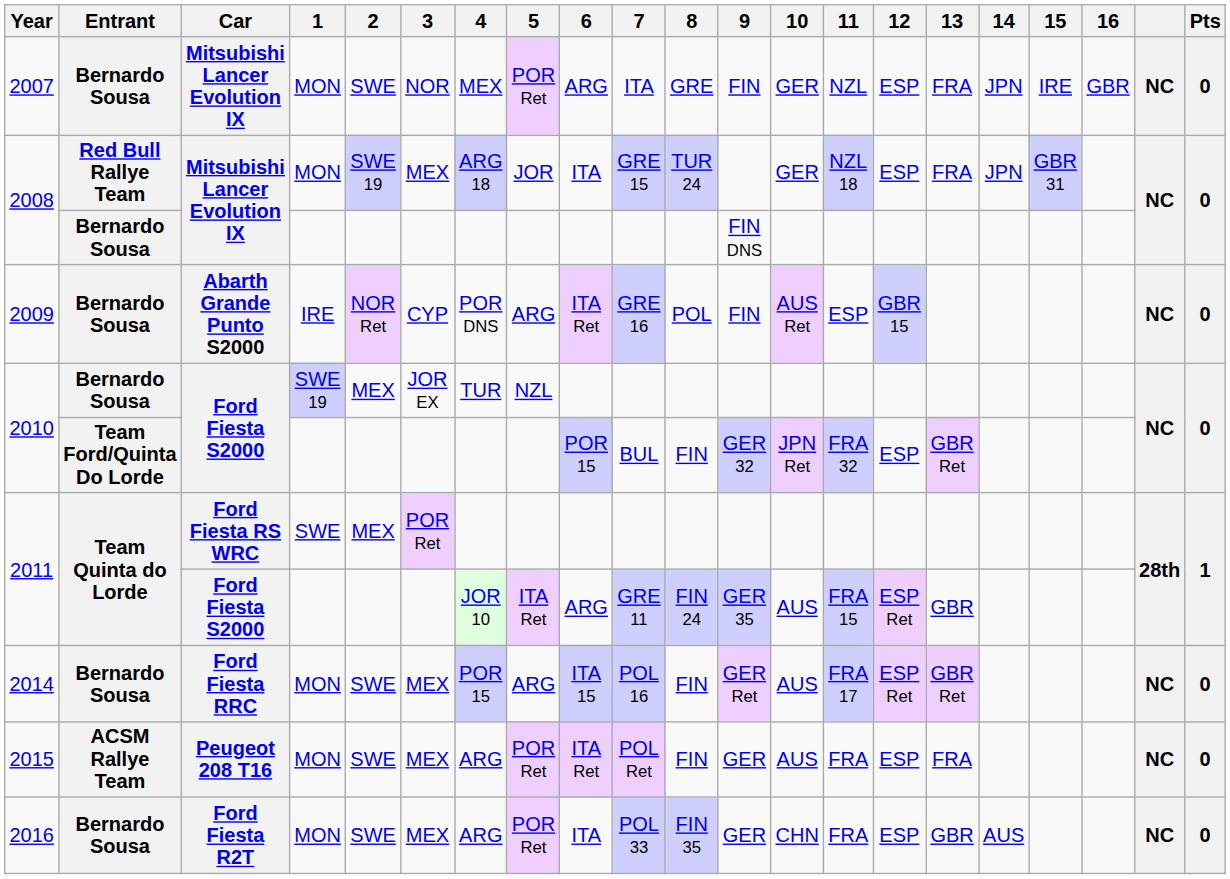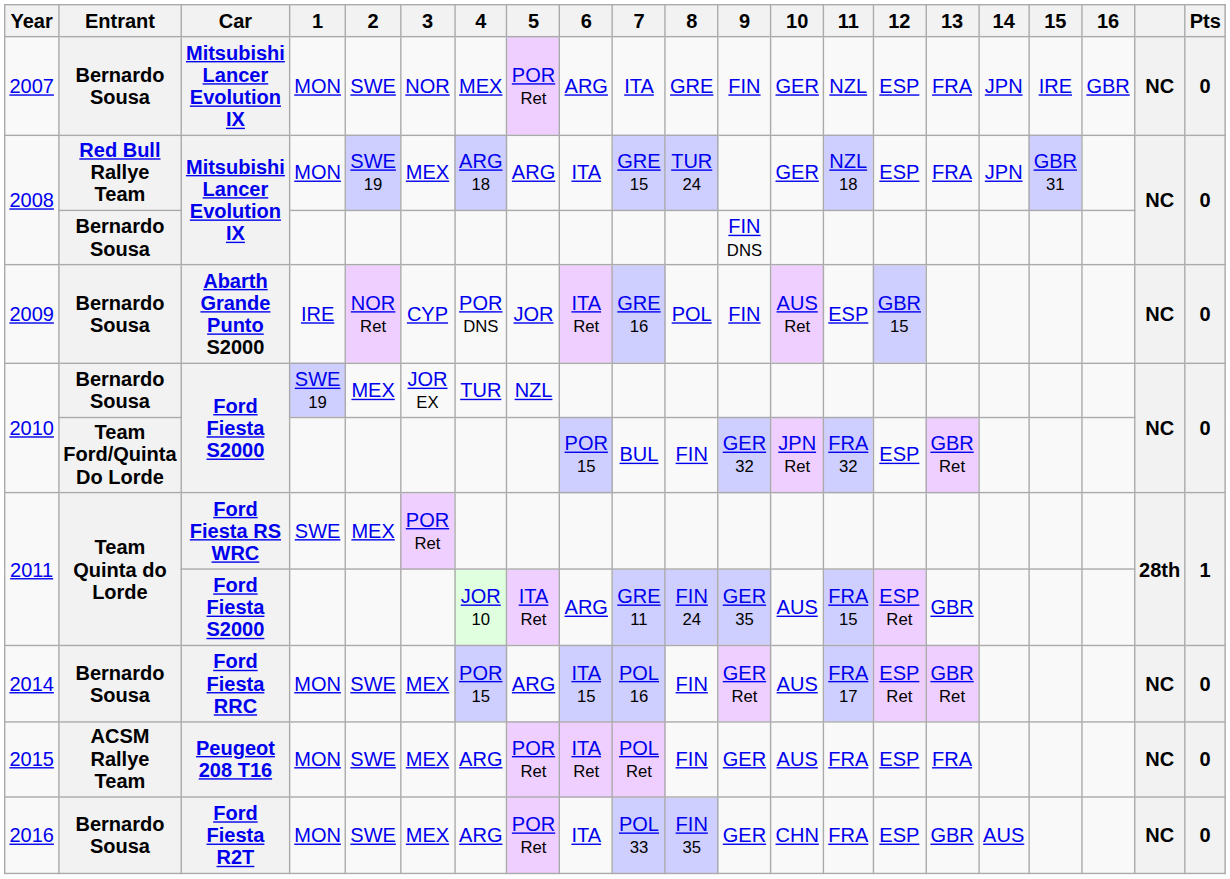(534, 173) JOR -> (534, 173) ARG
(534, 314) ARG -> (534, 314) JOR
